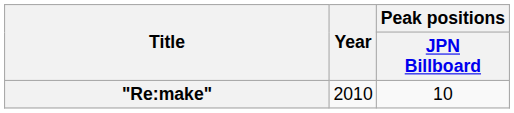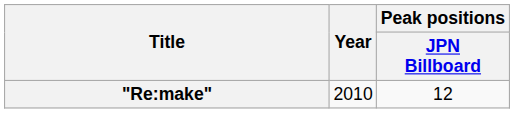(443, 94) 10 -> (443, 94) 12
